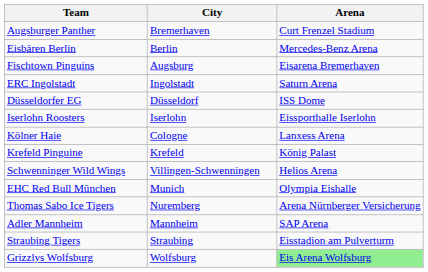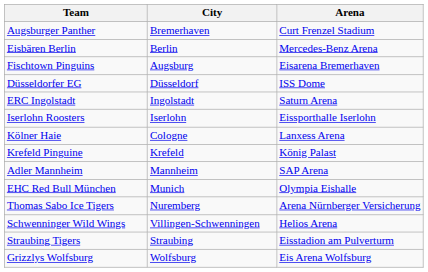rows swapped: (44, 100) <-> (41, 83)
rows swapped: (45, 223) <-> (66, 170)
(325, 258) lightgreen background -> (325, 258) no background
